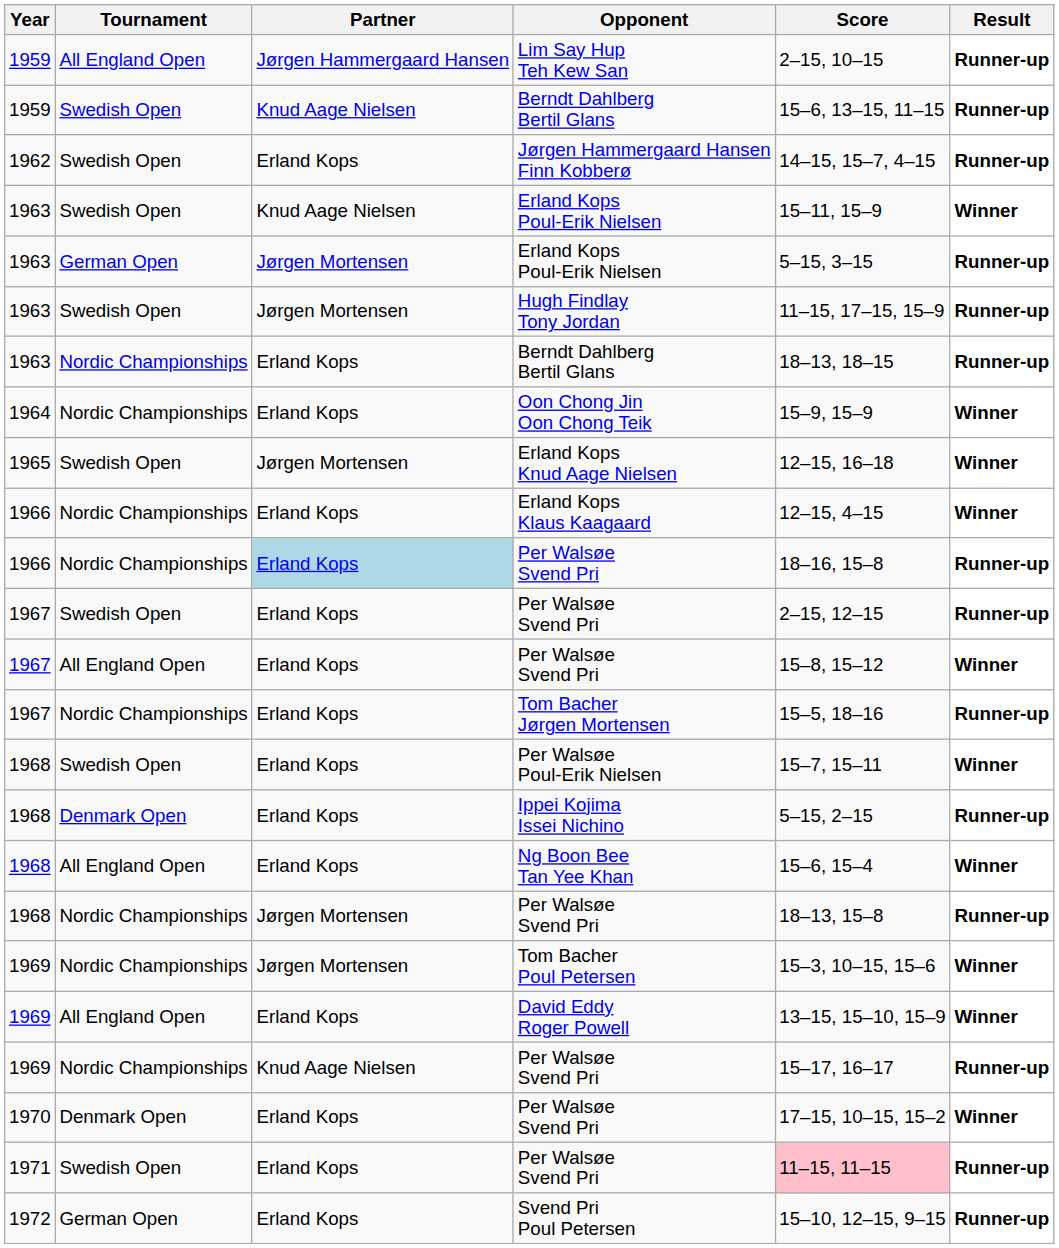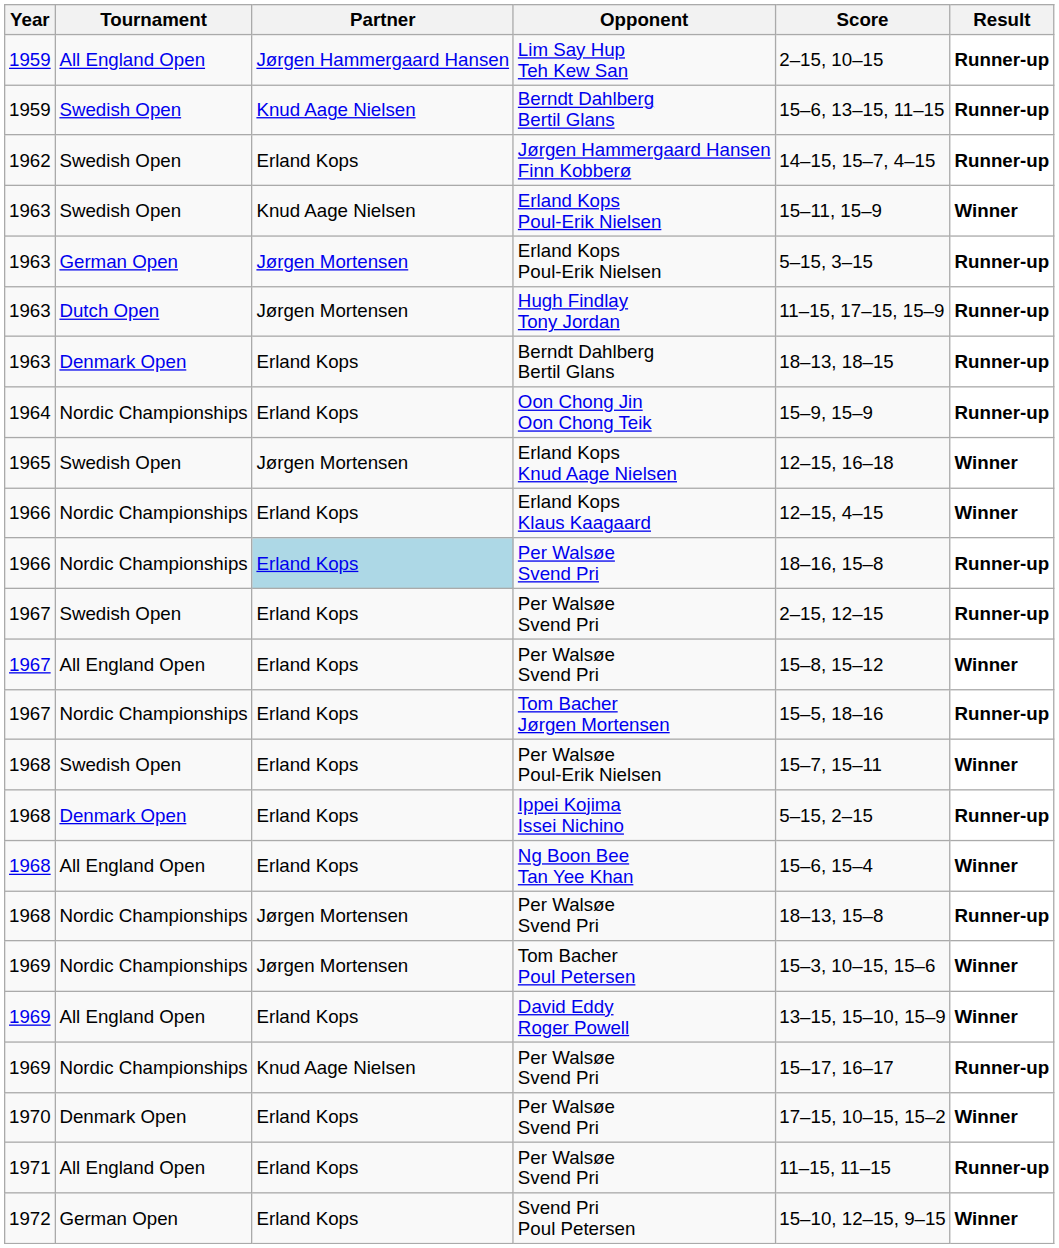(120, 312) Swedish Open -> (109, 312) Dutch Open
(154, 362) Nordic Championships -> (123, 362) Denmark Open
(986, 412) Winner -> (1002, 412) Runner-up
(120, 1168) Swedish Open -> (132, 1168) All England Open
(835, 1168) pink background -> (835, 1168) no background
(1002, 1218) Runner-up -> (986, 1218) Winner
